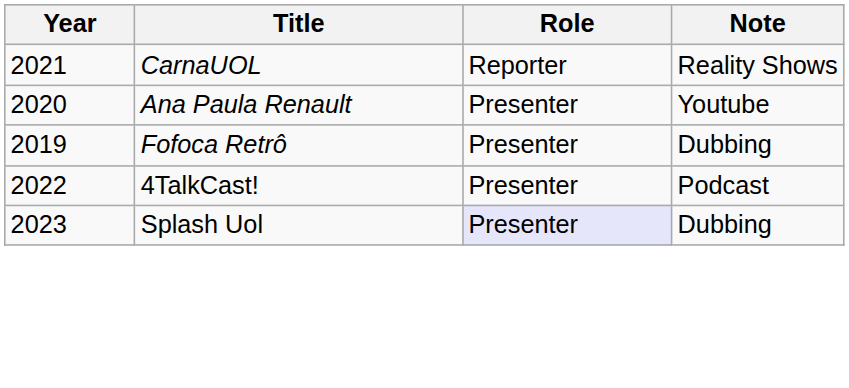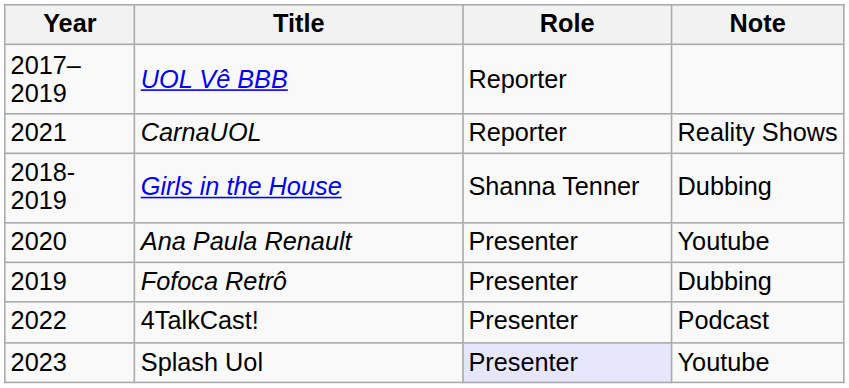+ row: (214, 78)
+ row: (241, 187)
(725, 225) Dubbing -> (724, 362) Youtube
